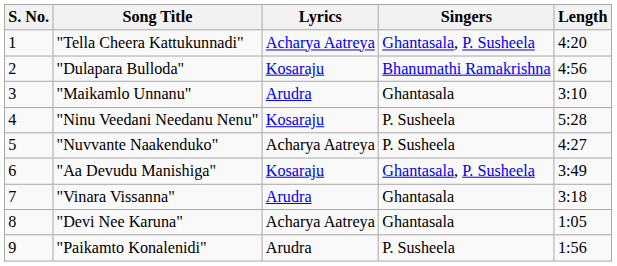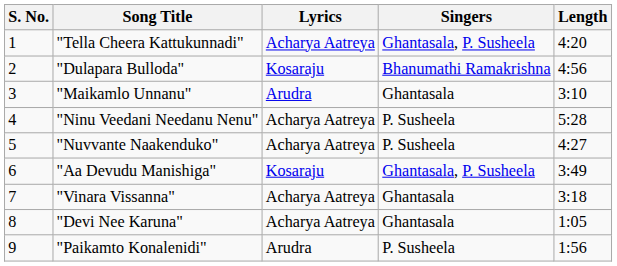(295, 119) Kosaraju -> (320, 119) Acharya Aatreya
(289, 196) Arudra -> (320, 196) Acharya Aatreya
